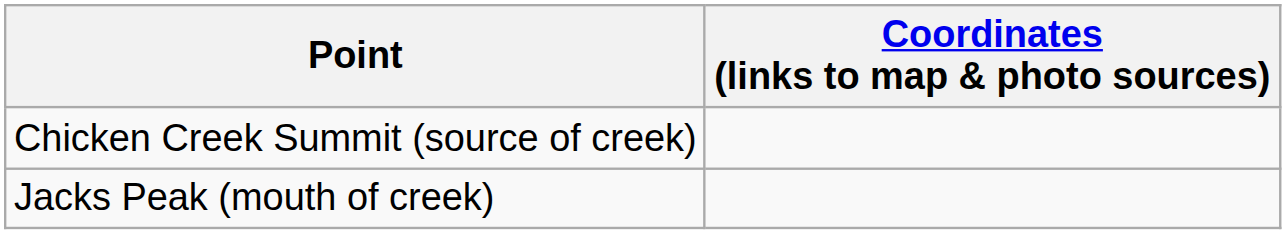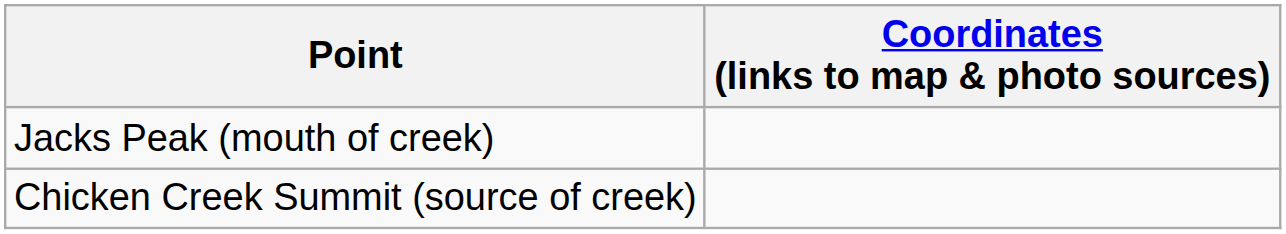rows swapped: (355, 137) <-> (254, 197)
